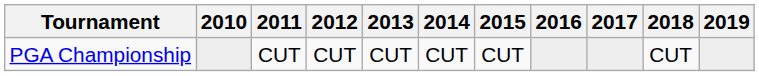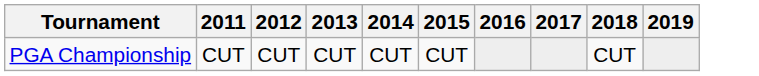- column: (224, 21)
